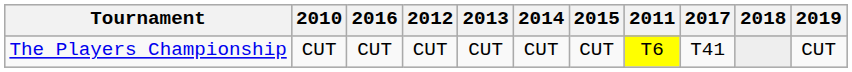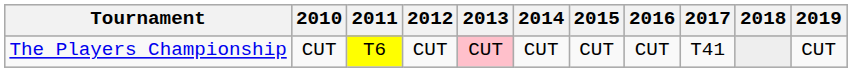columns swapped: (652, 21) <-> (375, 21)
(486, 52) no background -> (486, 52) pink background
